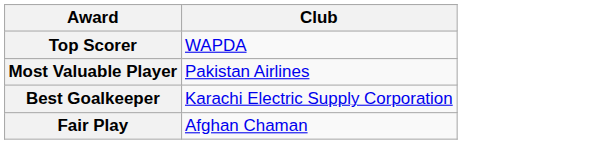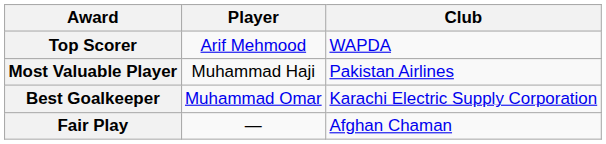+ column: (253, 17)
